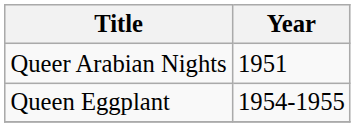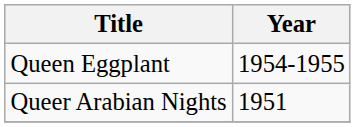rows swapped: (90, 102) <-> (119, 63)
